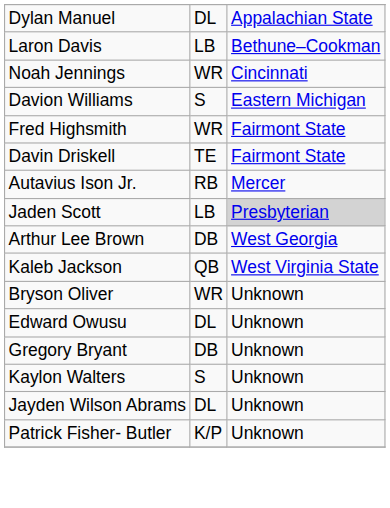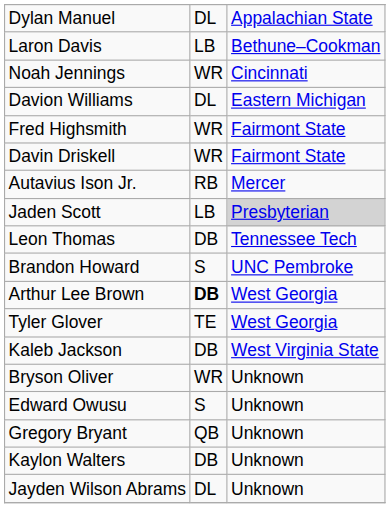(200, 101) S -> (205, 101) DL
(205, 156) TE -> (209, 156) WR
+ row: (62, 239)
+ row: (74, 267)
(206, 239) normal -> (207, 294) bold
+ row: (56, 322)
(207, 267) QB -> (206, 350) DB
(205, 322) DL -> (200, 405) S
(206, 350) DB -> (207, 433) QB
(200, 377) S -> (206, 460) DB
- row: (90, 433)
